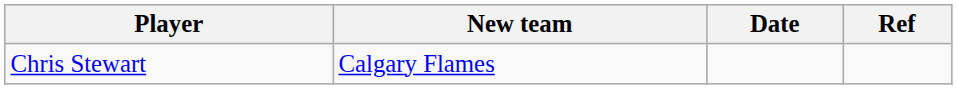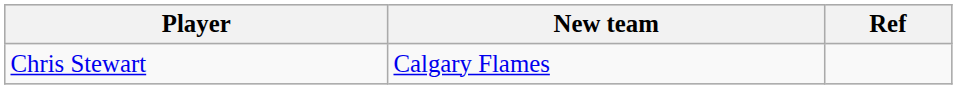- column: (775, 24)
